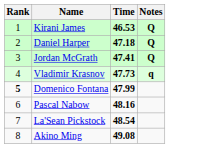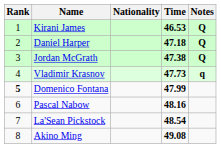+ column: (136, 12)
(124, 58) 47.41 -> (175, 58) 47.38
